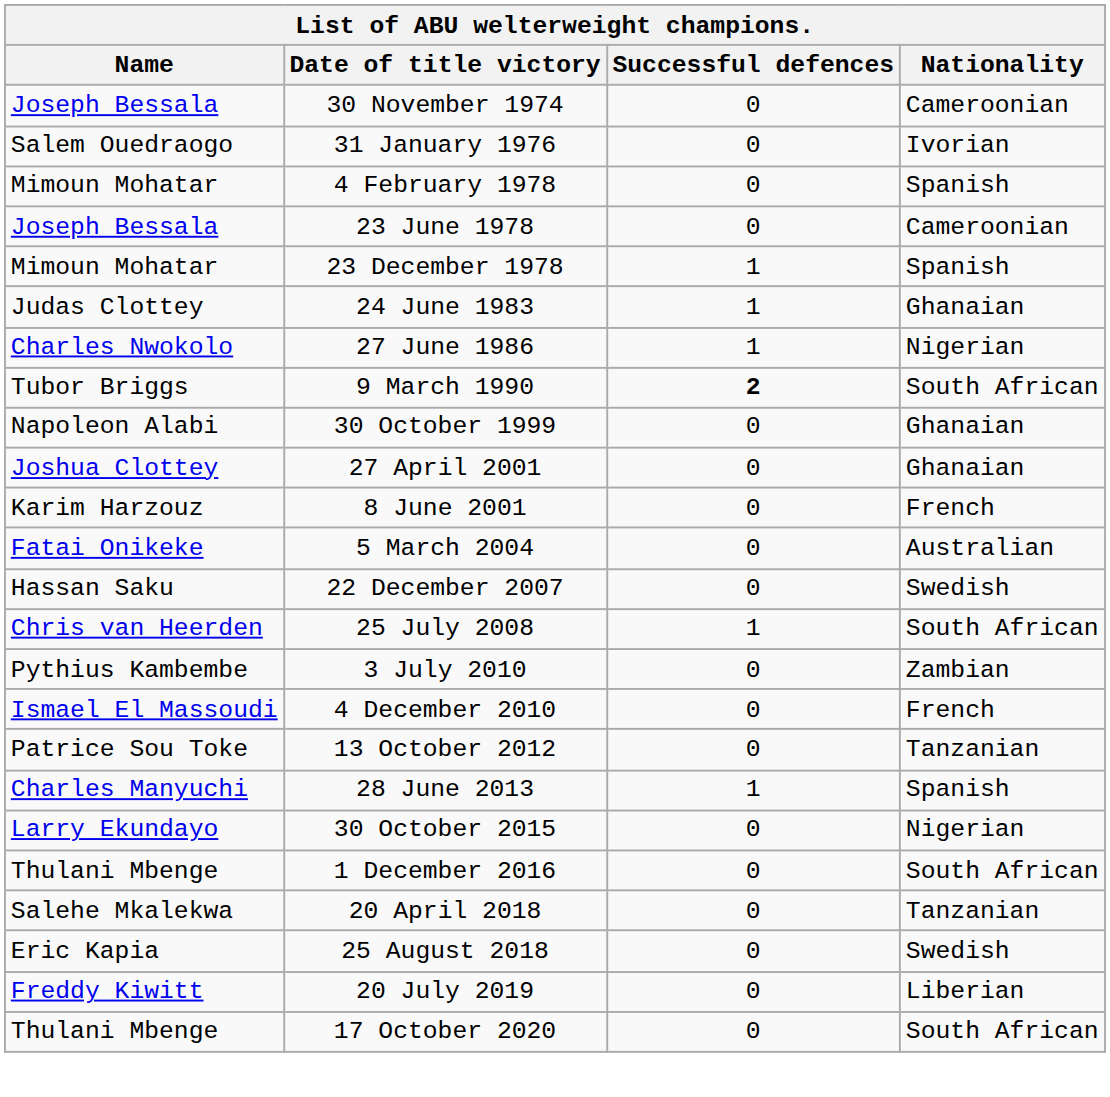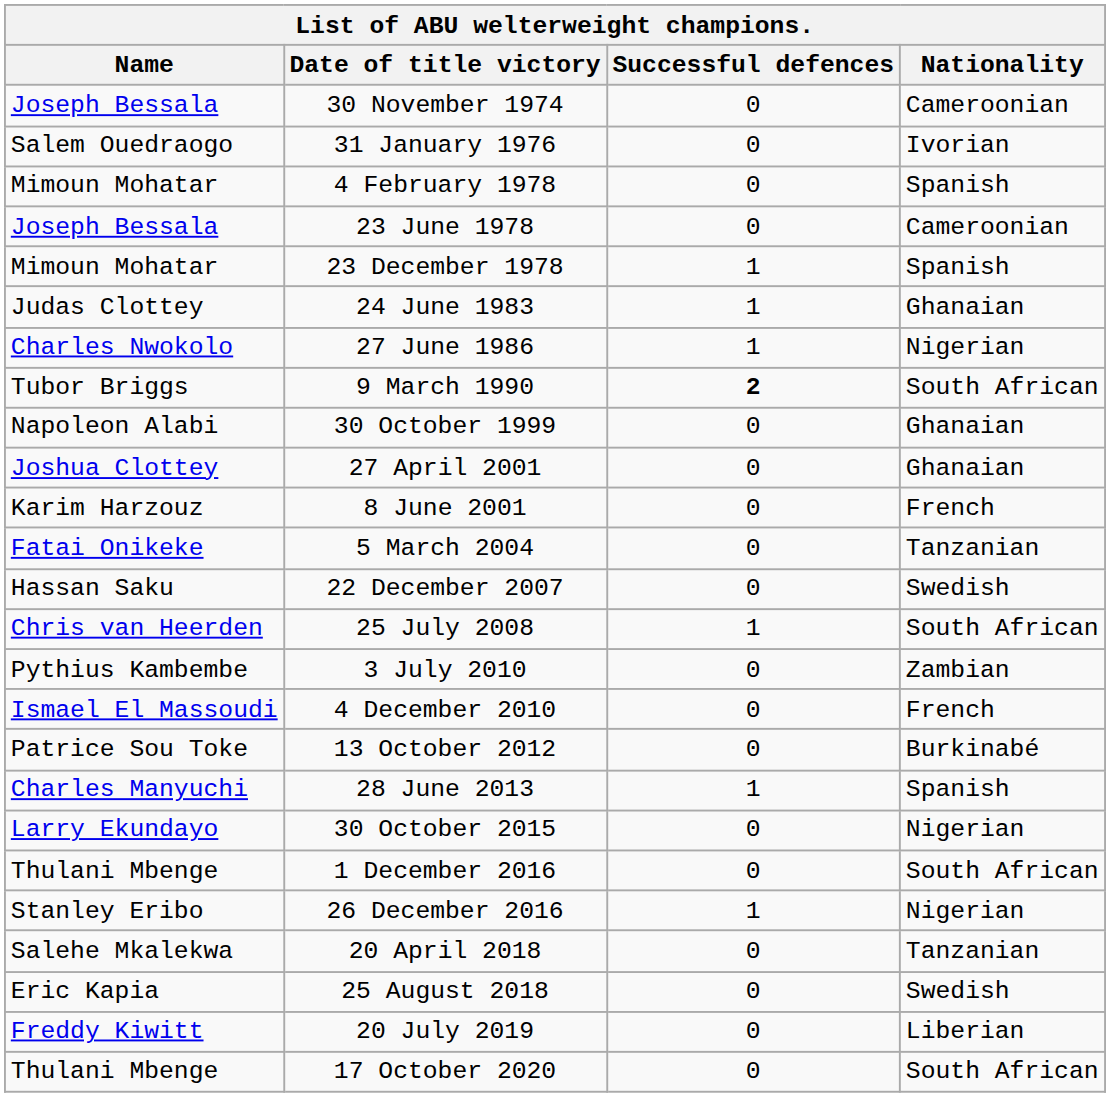(980, 548) Australian -> (973, 548) Tanzanian
(973, 750) Tanzanian -> (973, 750) Burkinabé
+ row: (445, 911)
